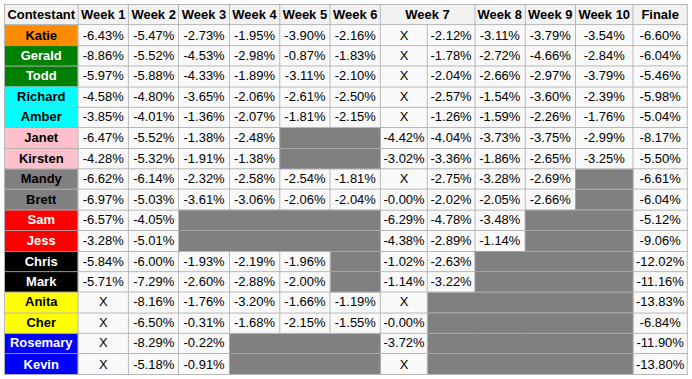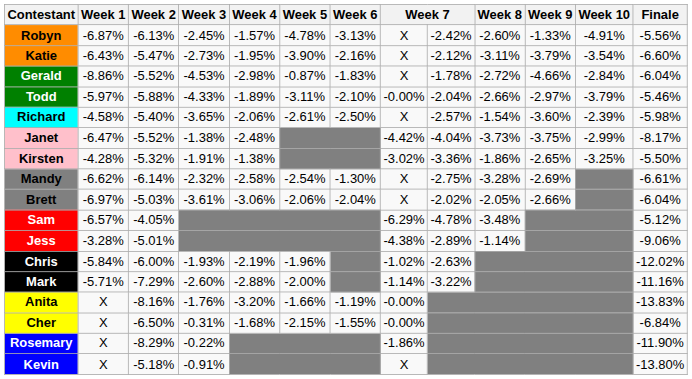+ row: (41, 35)
(404, 76) X -> (404, 96) -0.00%
(154, 96) -4.80% -> (154, 117) -5.40%
- row: (41, 117)
(355, 179) -1.81% -> (355, 179) -1.30%
(404, 199) -0.00% -> (404, 199) X
(404, 302) X -> (404, 302) -0.00%
(404, 343) -3.72% -> (404, 343) -1.86%
